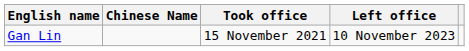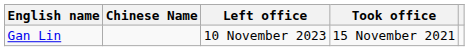columns swapped: (265, 15) <-> (394, 15)
